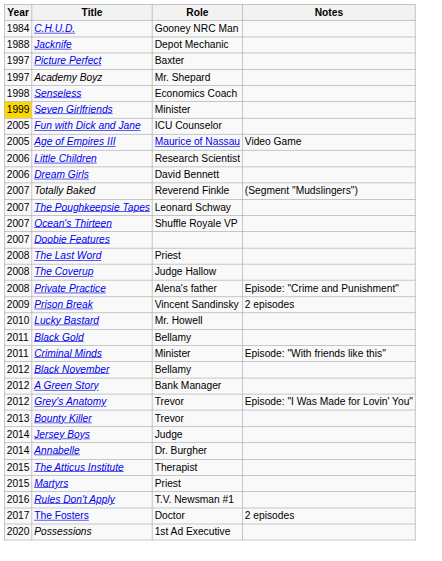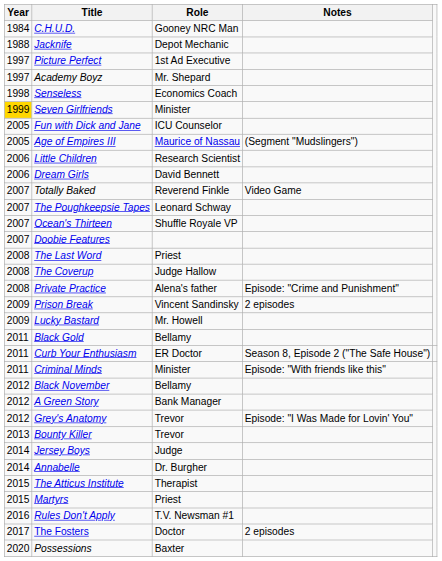(169, 61) Baxter -> (193, 61) 1st Ad Executive
(273, 142) Video Game -> (301, 142) (Segment "Mudslingers")
(301, 191) (Segment "Mudslingers") -> (273, 191) Video Game
(18, 321) 2010 -> (18, 321) 2009
+ row: (85, 353)
(193, 532) 1st Ad Executive -> (169, 548) Baxter
